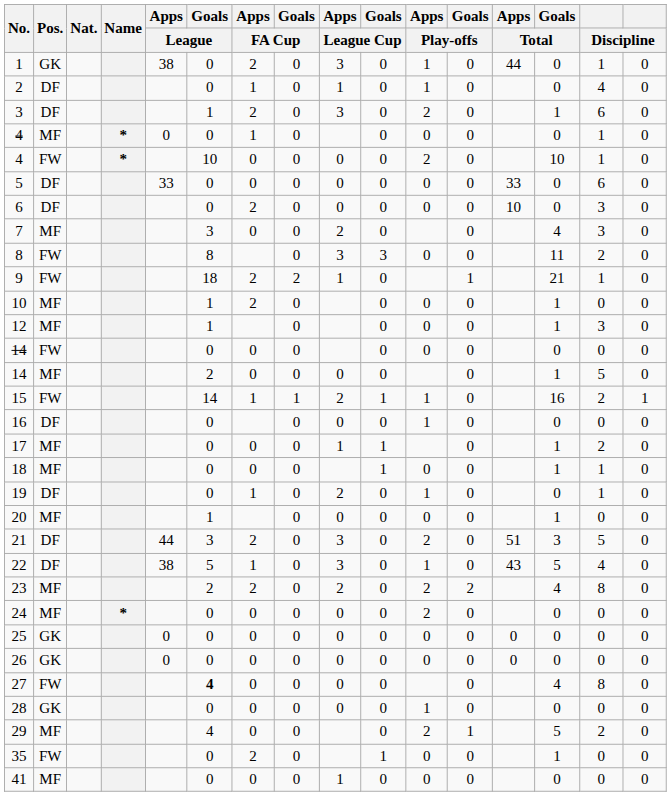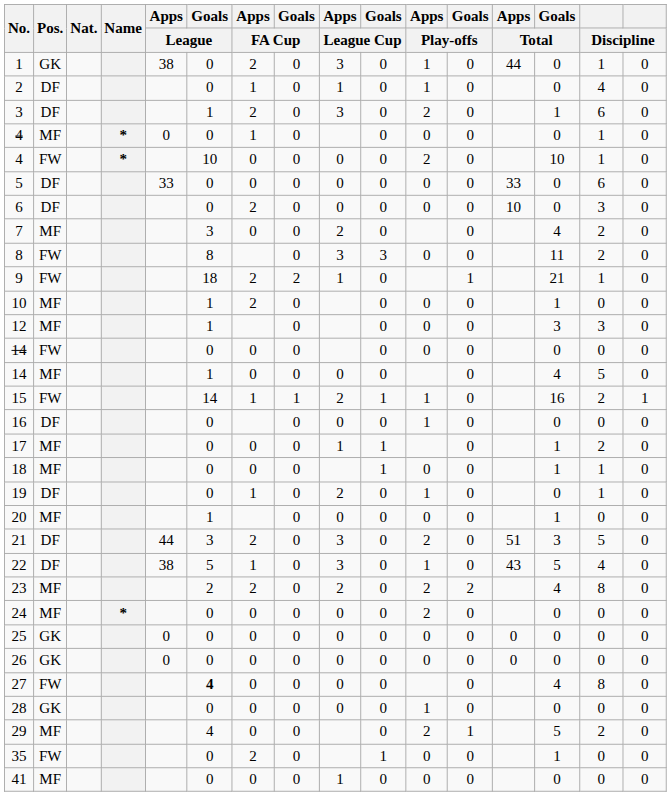(601, 231) 3 -> (601, 231) 2
(557, 326) 1 -> (557, 326) 3
(210, 374) 2 -> (210, 374) 1
(557, 374) 1 -> (557, 374) 4
